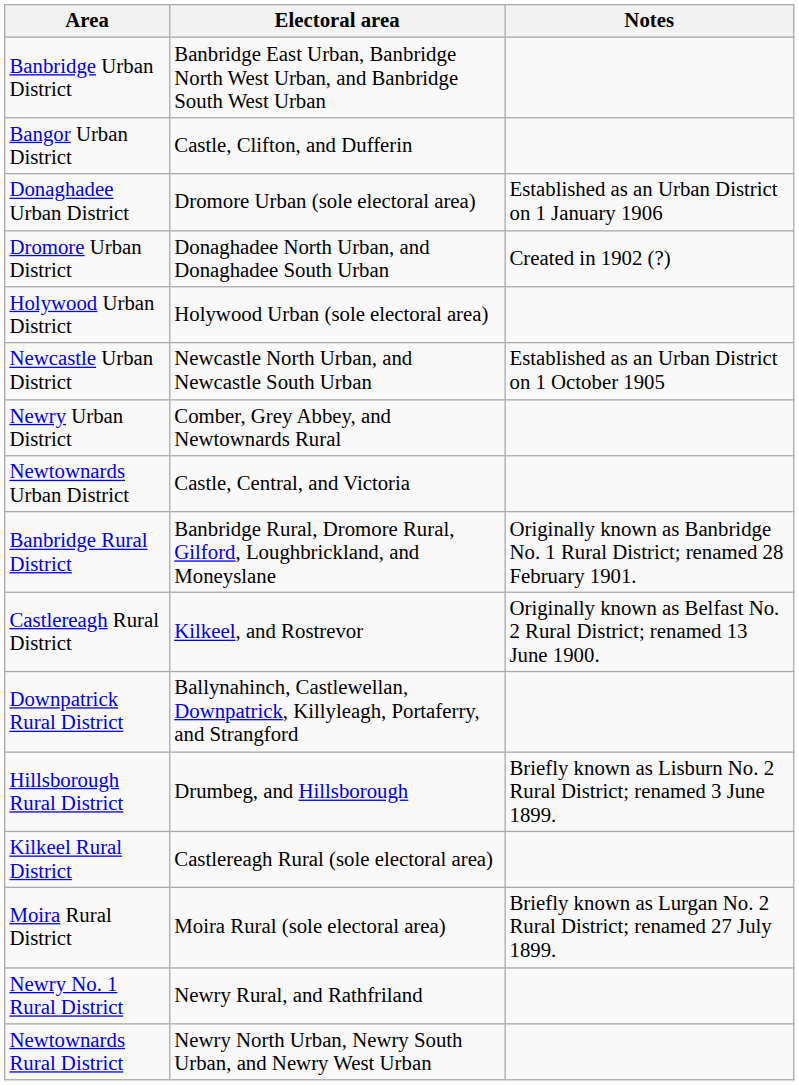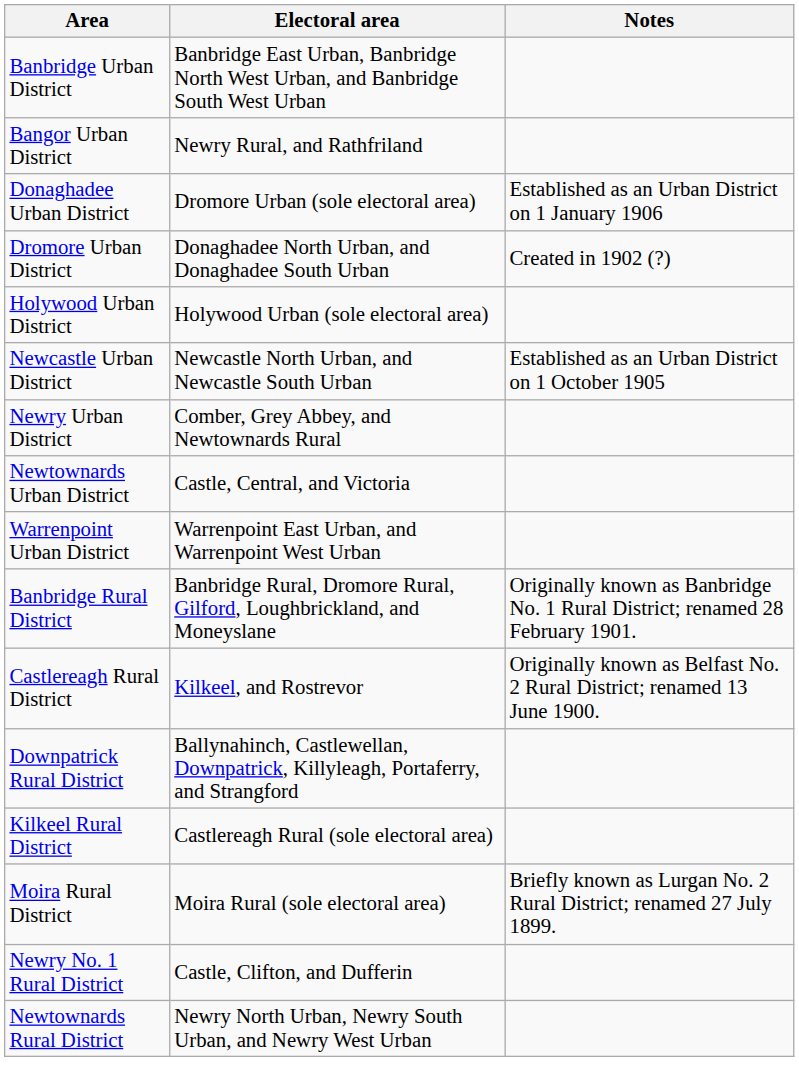(293, 145) Castle, Clifton, and Dufferin -> (298, 145) Newry Rural, and Rathfriland
+ row: (69, 540)
- row: (66, 791)
(298, 995) Newry Rural, and Rathfriland -> (293, 972) Castle, Clifton, and Dufferin
